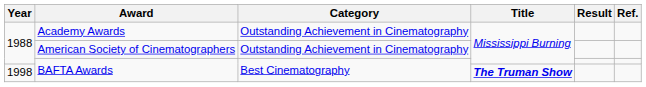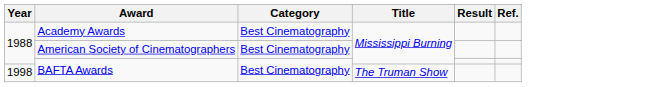(354, 31) Outstanding Achievement in Cinematography -> (295, 31) Best Cinematography
(354, 49) Outstanding Achievement in Cinematography -> (295, 49) Best Cinematography
(523, 72) bold -> (401, 72) normal
